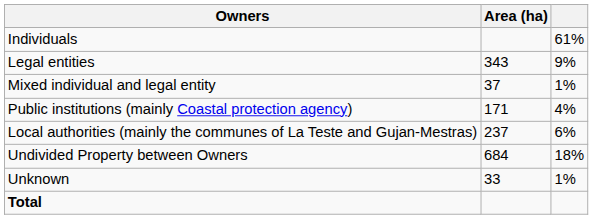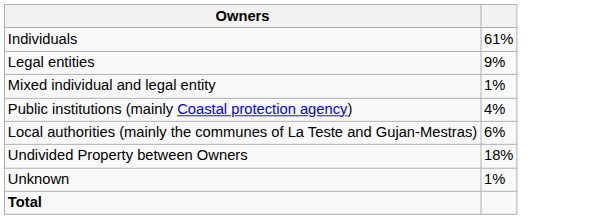- column: (516, 16)
